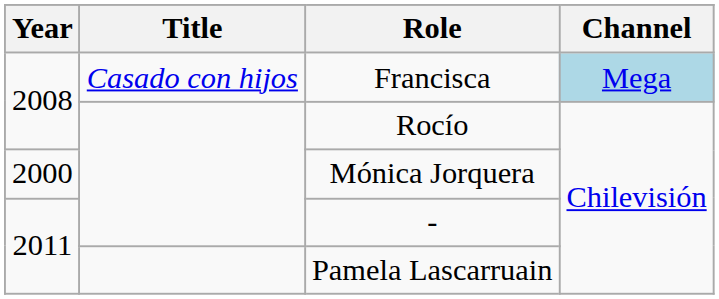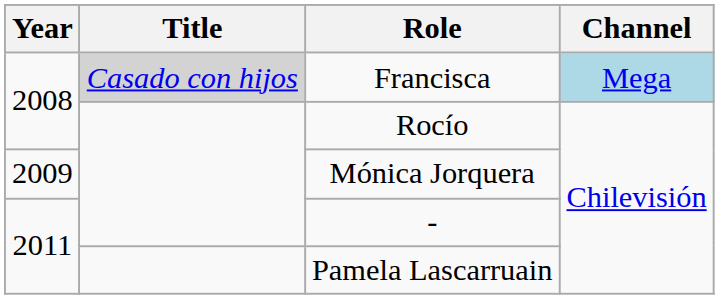(192, 76) no background -> (192, 76) lightgrey background
(42, 173) 2000 -> (42, 173) 2009
